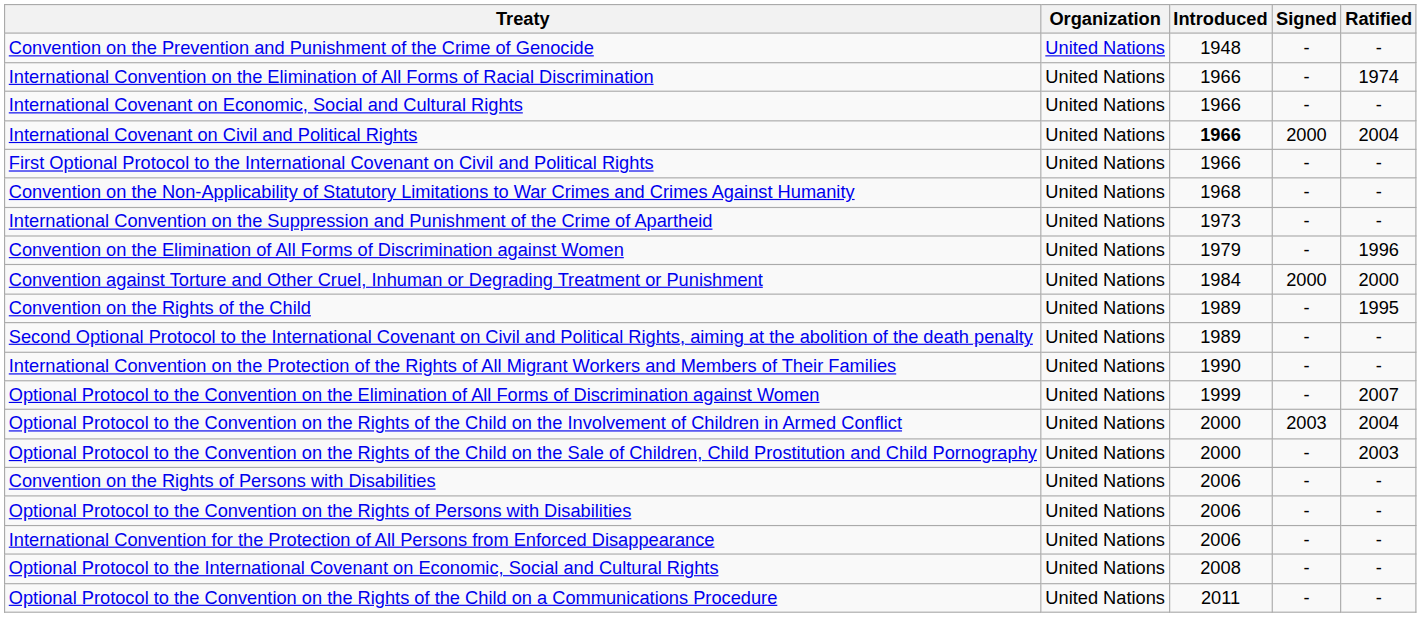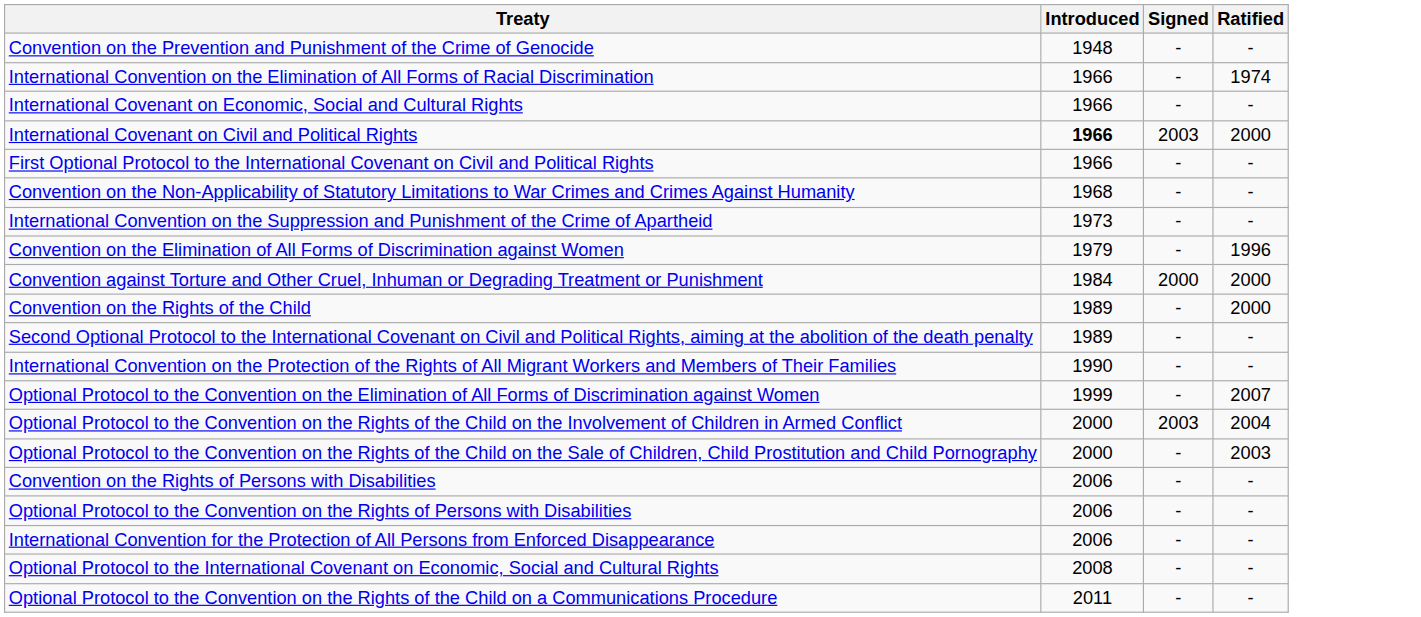- column: (1105, 18)
(1306, 134) 2000 -> (1178, 134) 2003
(1379, 134) 2004 -> (1251, 134) 2000
(1379, 308) 1995 -> (1251, 308) 2000
